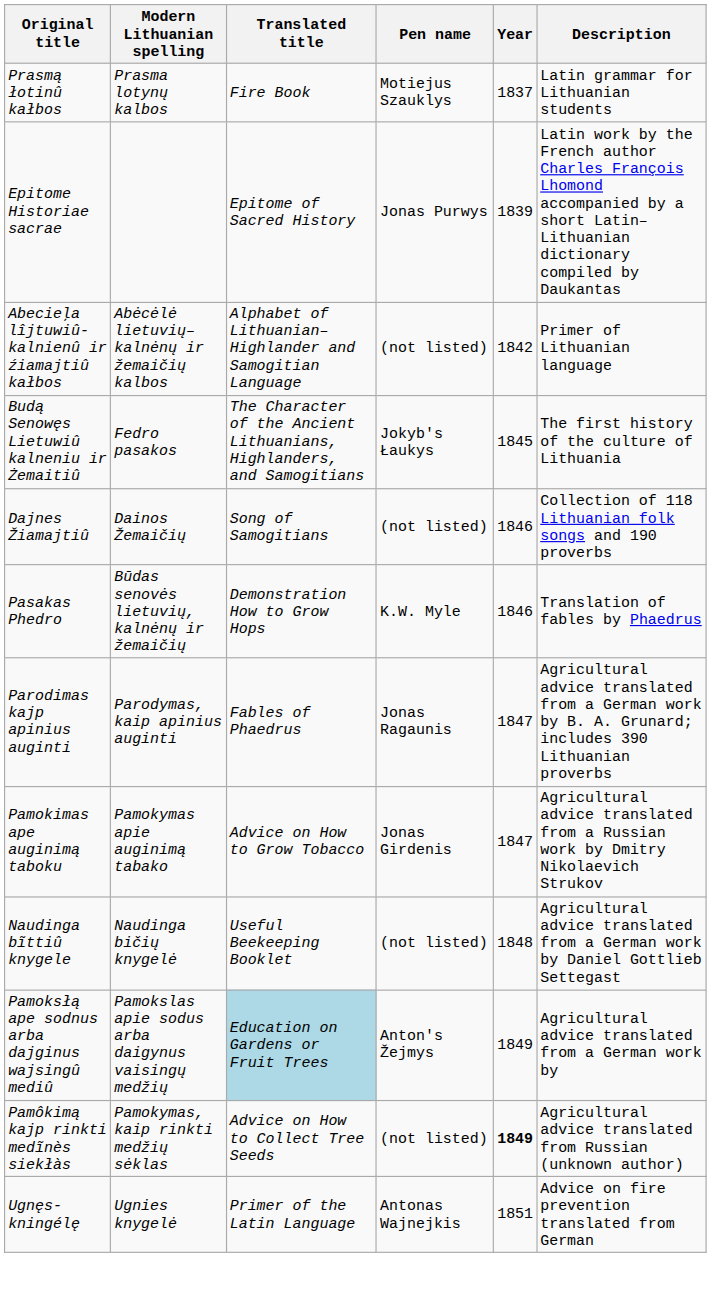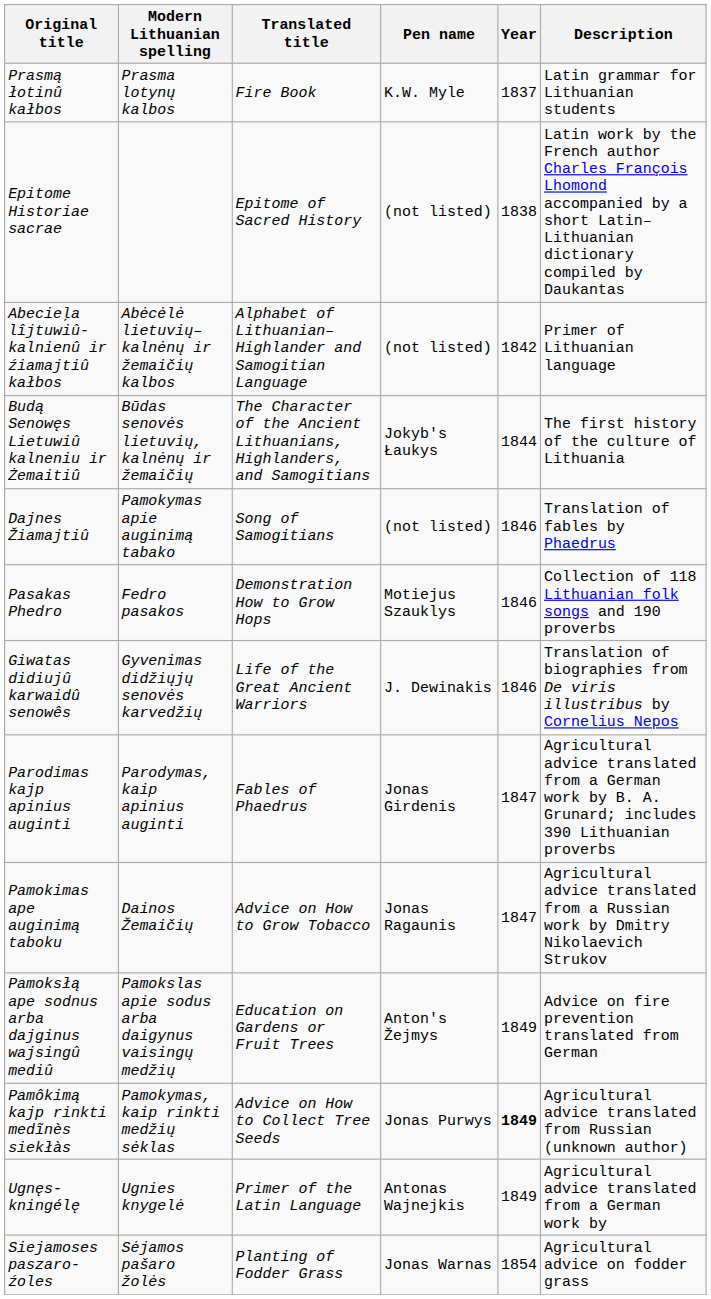(416, 93) Motiejus Szauklys -> (424, 93) K.W. Myle
(434, 212) Jonas Purwys -> (438, 212) (not listed)
(515, 212) 1839 -> (519, 212) 1838
(146, 442) Fedro pasakos -> (166, 442) Būdas senovės lietuvių, kalnėnų ir žemaičių
(515, 442) 1845 -> (519, 442) 1844
(150, 527) Dainos Žemaičių -> (162, 527) Pamokymas apie auginimą tabako
(616, 527) Collection of 118 Lithuanian folk songs and 190 proverbs -> (607, 527) Translation of fables by Phaedrus
(159, 611) Būdas senovės lietuvių, kalnėnų ir žemaičių -> (153, 603) Fedro pasakos
(420, 611) K.W. Myle -> (420, 603) Motiejus Szauklys
(621, 611) Translation of fables by Phaedrus -> (620, 603) Collection of 118 Lithuanian folk songs and 190 proverbs
+ row: (44, 688)
(416, 722) Jonas Ragaunis -> (420, 798) Jonas Girdenis
(155, 841) Pamokymas apie auginimą tabako -> (157, 917) Dainos Žemaičių
(416, 841) Jonas Girdenis -> (420, 917) Jonas Ragaunis
- row: (44, 943)
(284, 1045) lightblue background -> (289, 1028) no background
(621, 1045) Agricultural advice translated from a German work by -> (611, 1028) Advice on fire prevention translated from German
(434, 1139) (not listed) -> (438, 1121) Jonas Purwys
(515, 1215) 1851 -> (519, 1198) 1849
(607, 1215) Advice on fire prevention translated from German -> (620, 1198) Agricultural advice translated from a German work by
+ row: (53, 1265)
